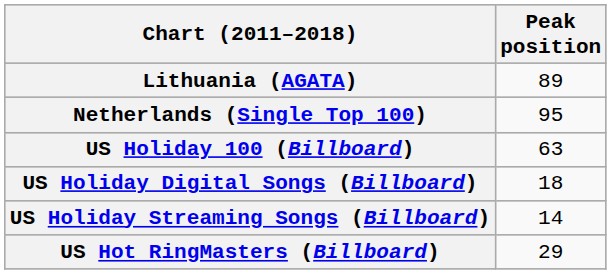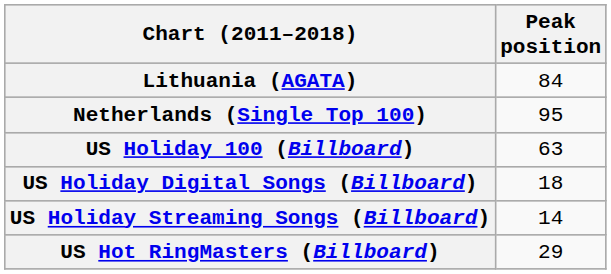(551, 81) 89 -> (551, 81) 84
